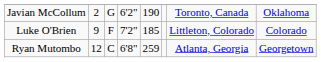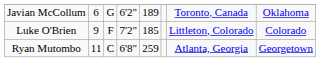(96, 13) 2 -> (96, 13) 6
(151, 13) 190 -> (150, 13) 189
(96, 48) 12 -> (96, 48) 11
